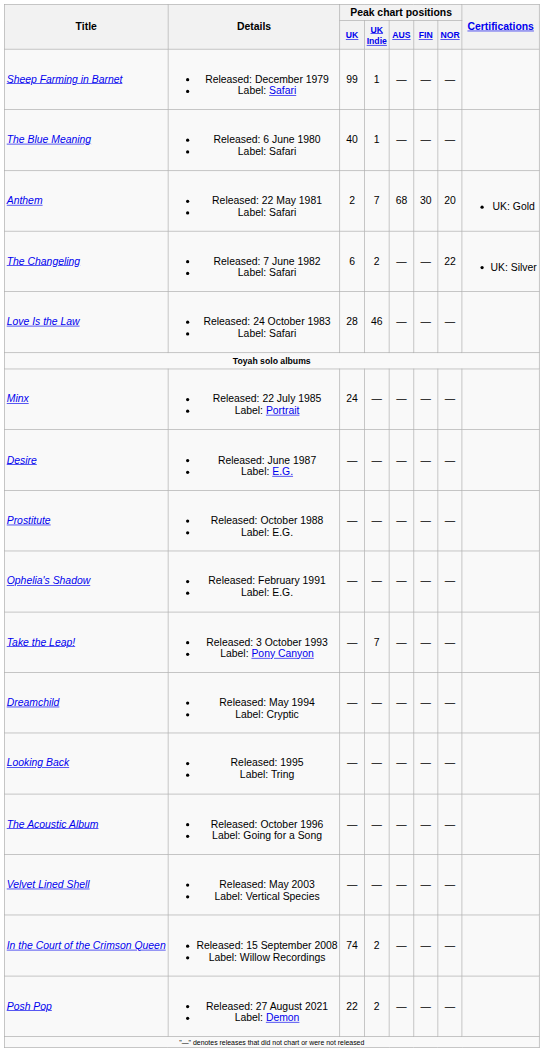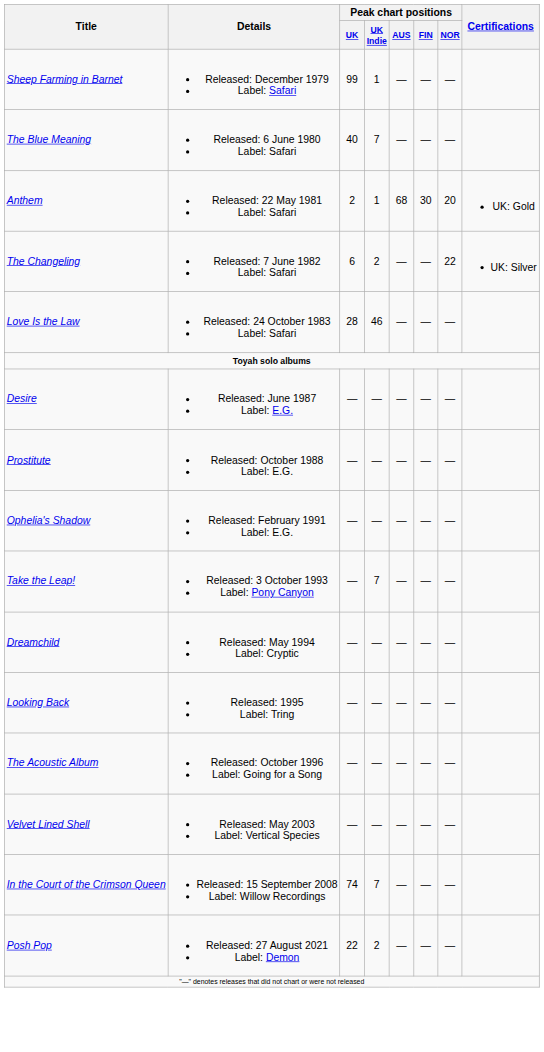(377, 140) 1 -> (377, 140) 7
(377, 200) 7 -> (377, 200) 1
- row: (18, 399)
(377, 945) 2 -> (377, 885) 7
